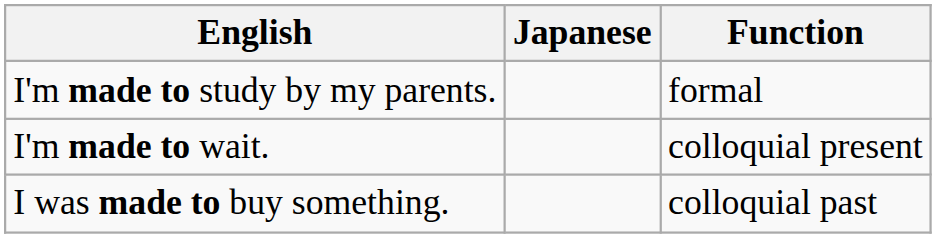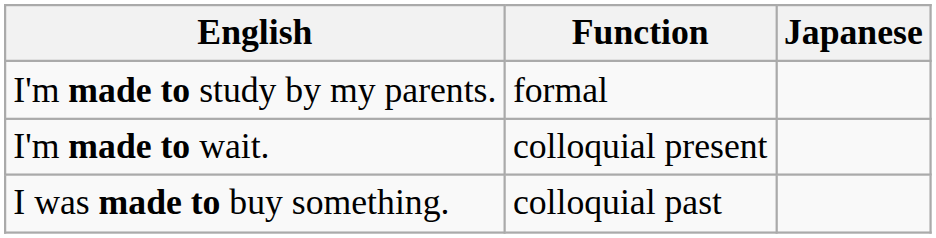columns swapped: (582, 32) <-> (795, 32)
